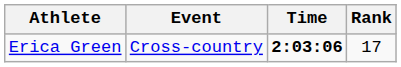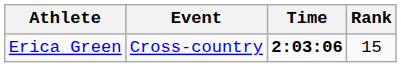(372, 47) 17 -> (372, 47) 15
